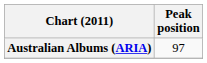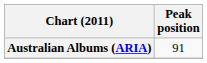(178, 48) 97 -> (178, 48) 91
